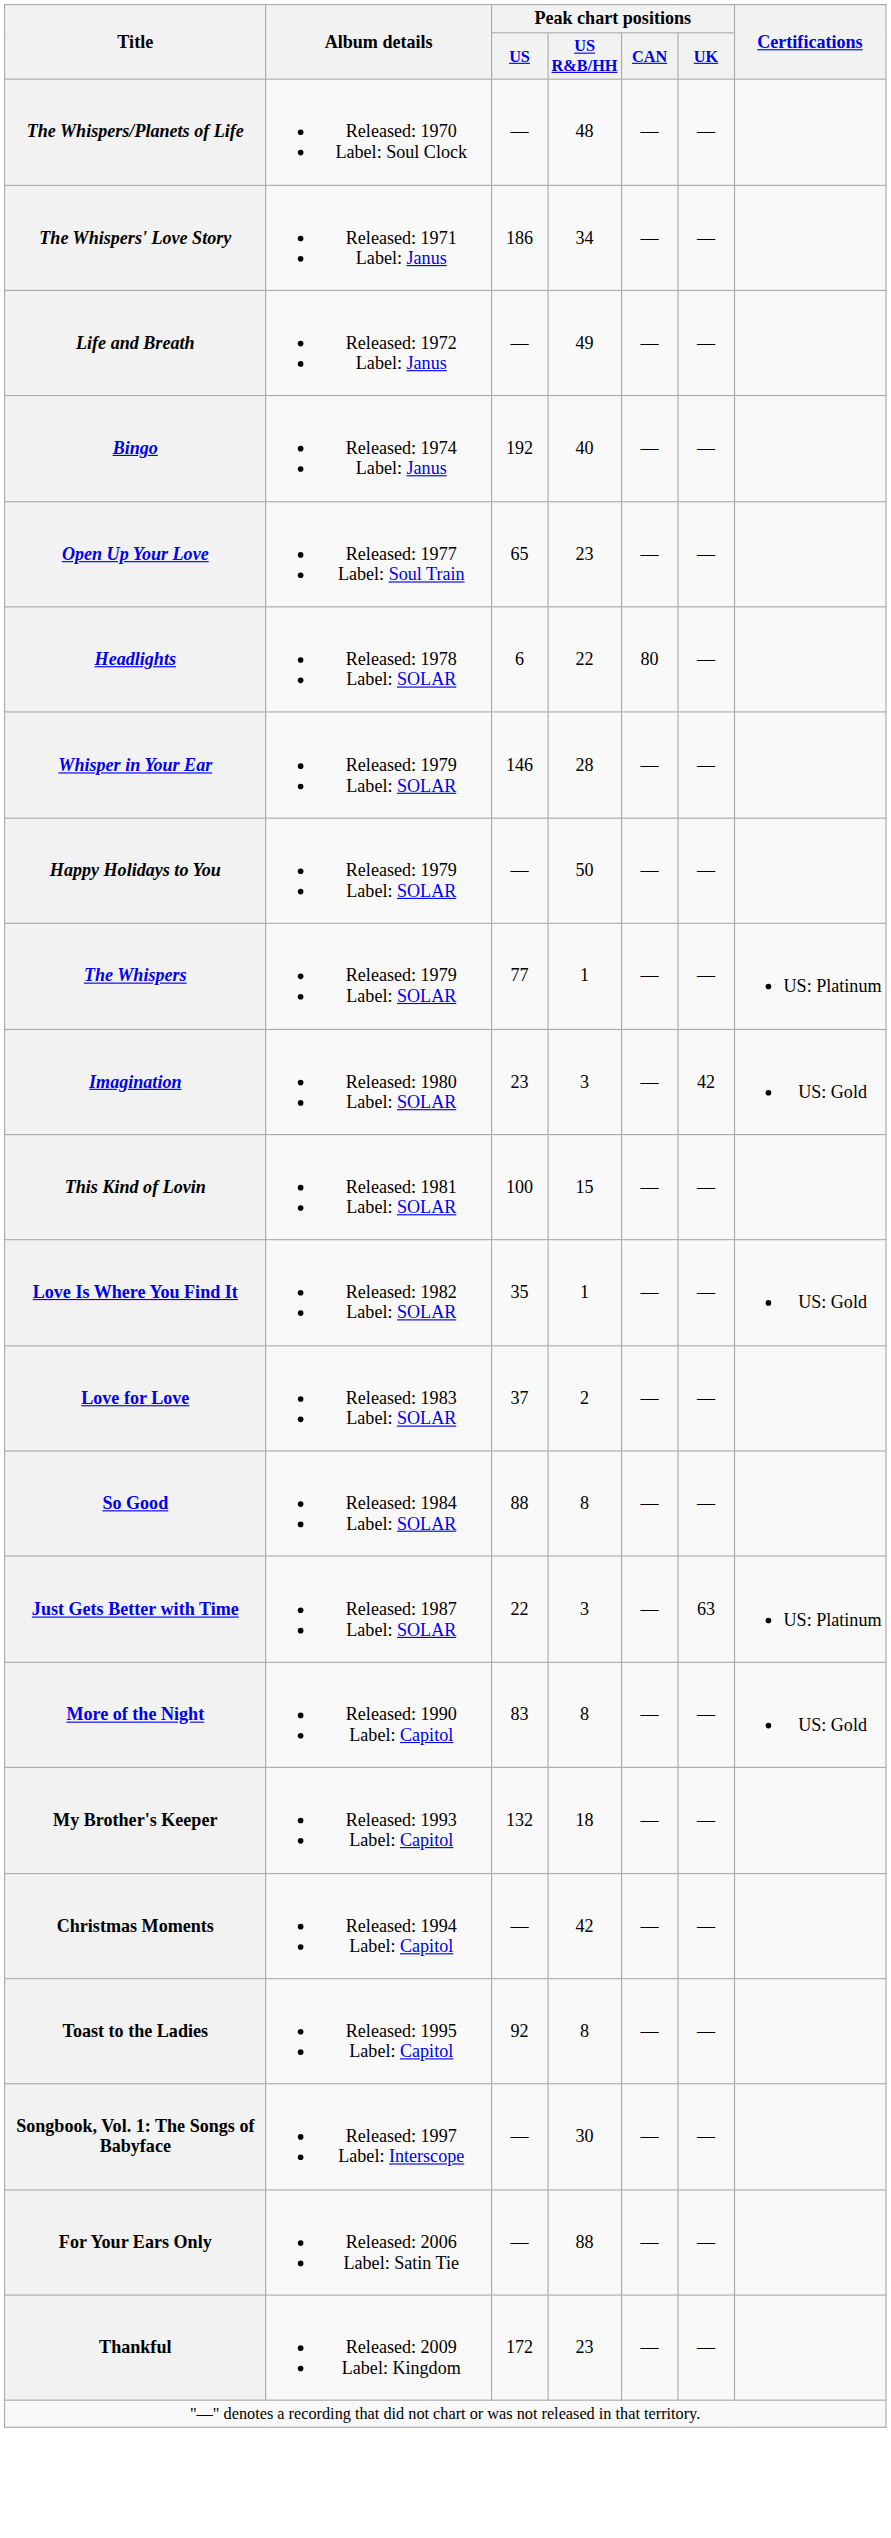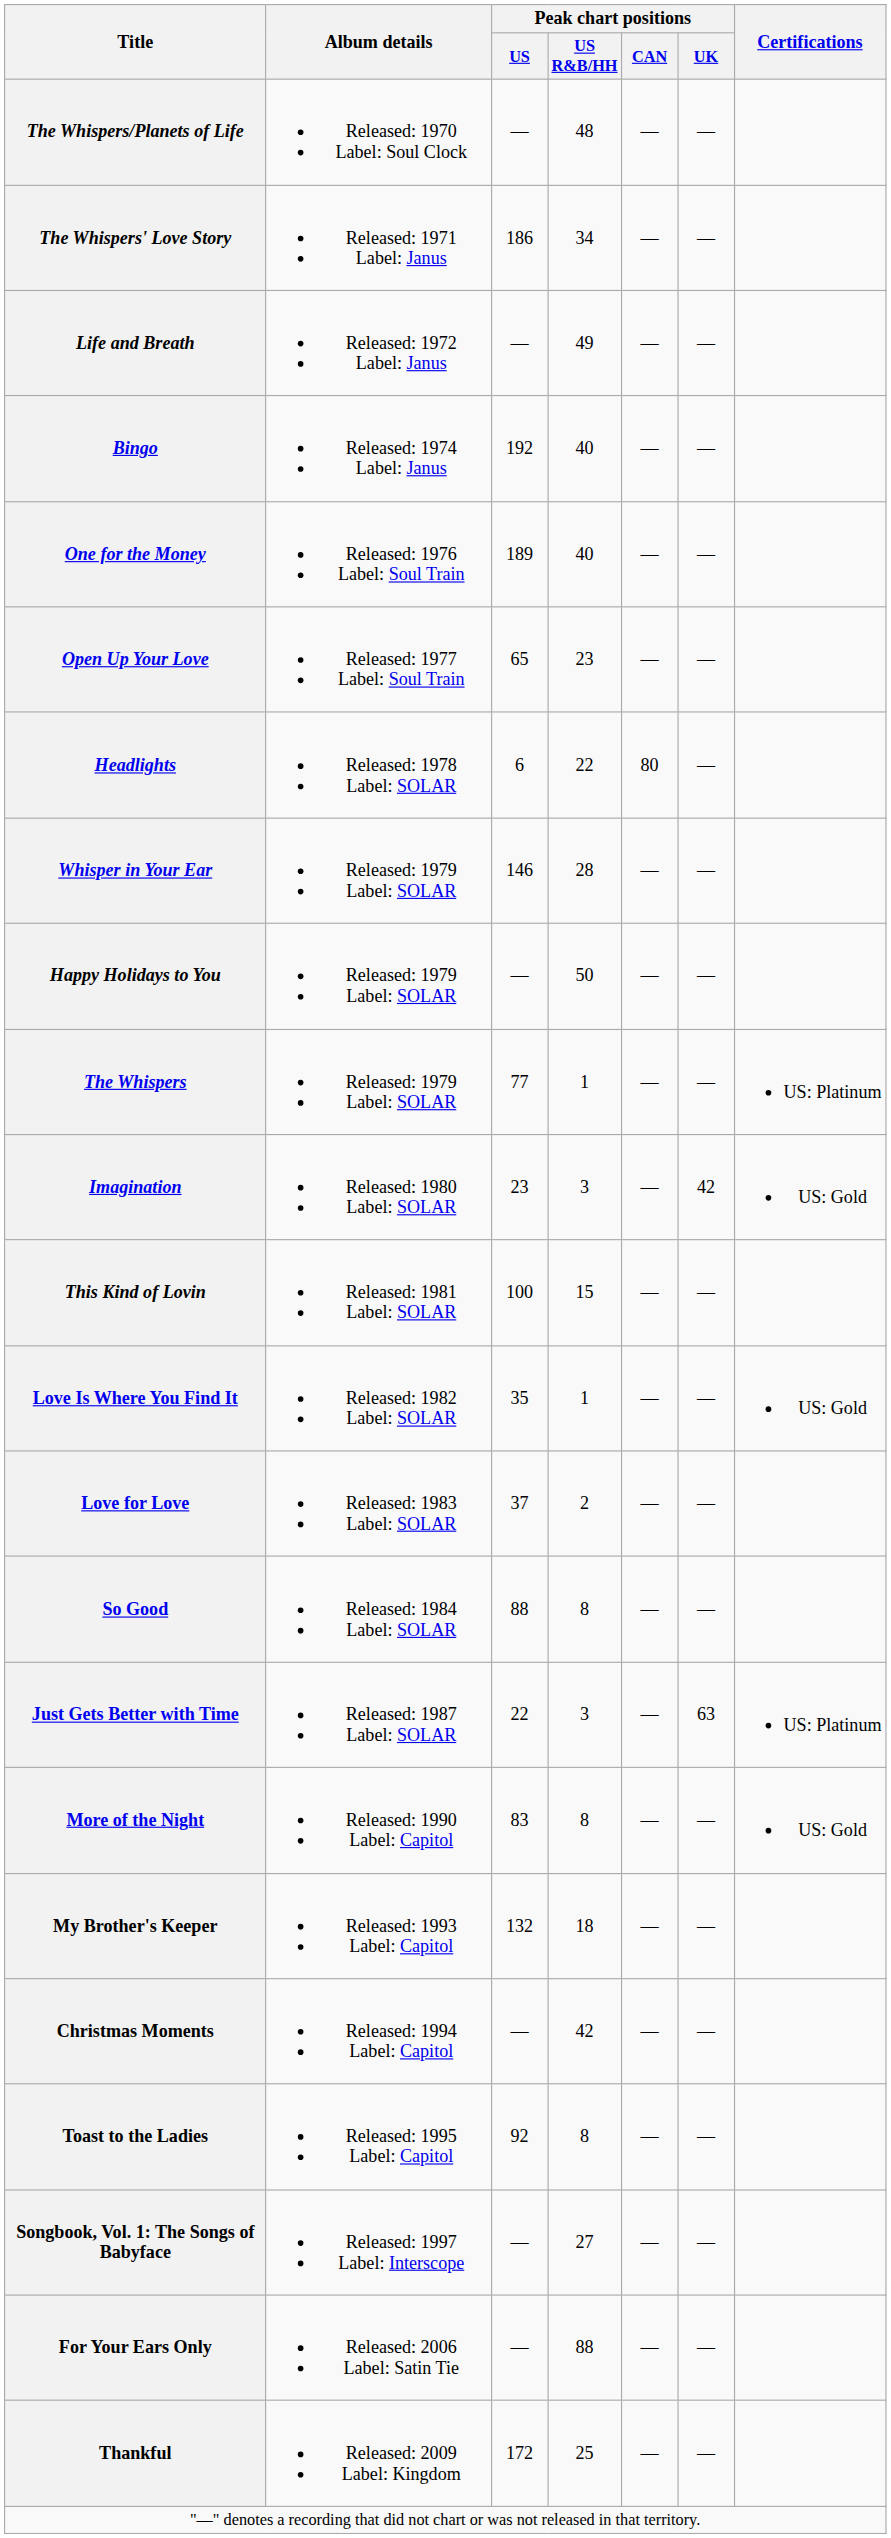+ row: (135, 554)
(585, 2136) 30 -> (585, 2242) 27
(585, 2347) 23 -> (585, 2453) 25
